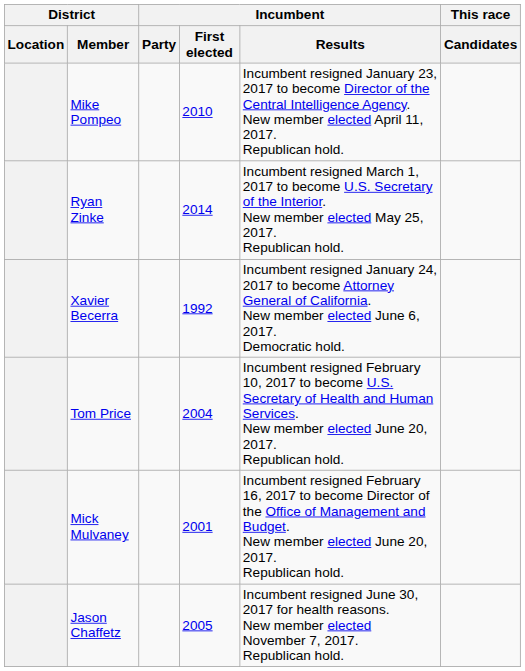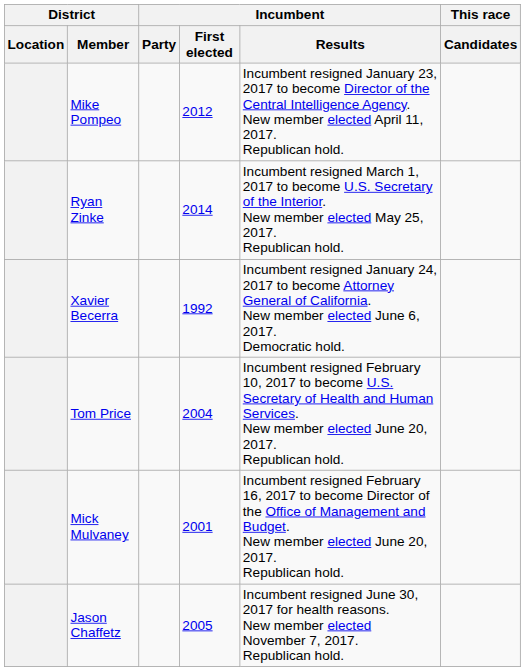(197, 111) 2010 -> (197, 111) 2012
